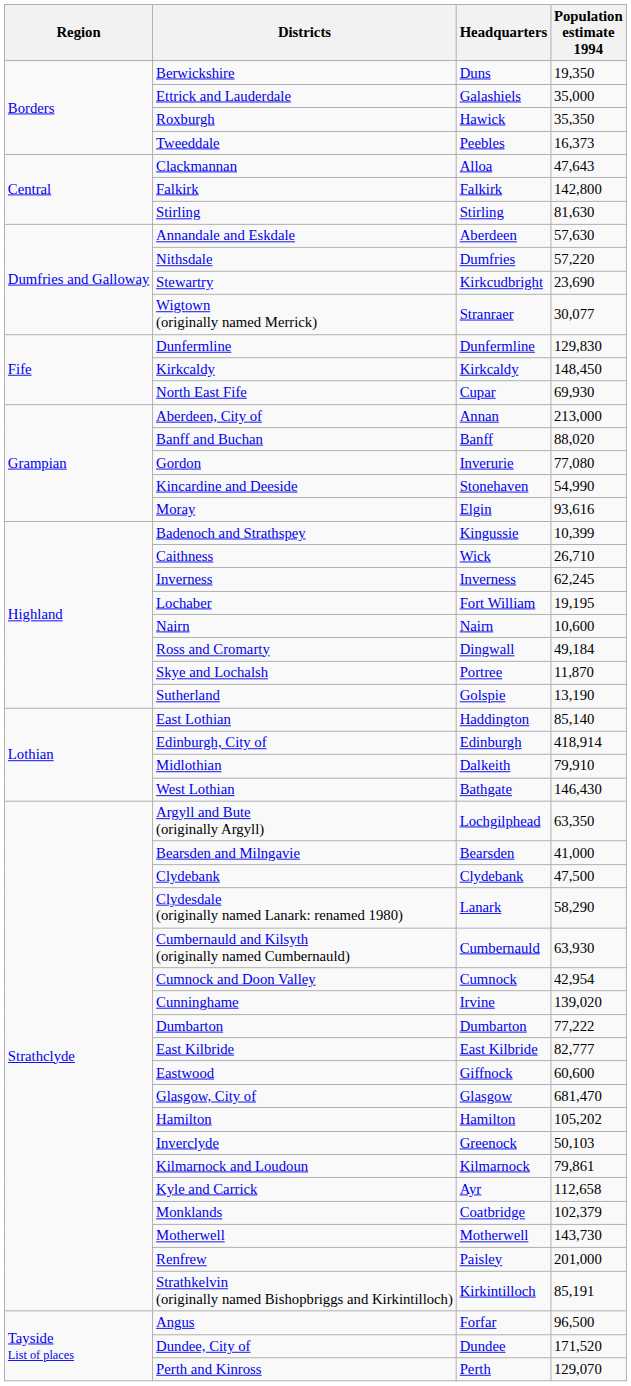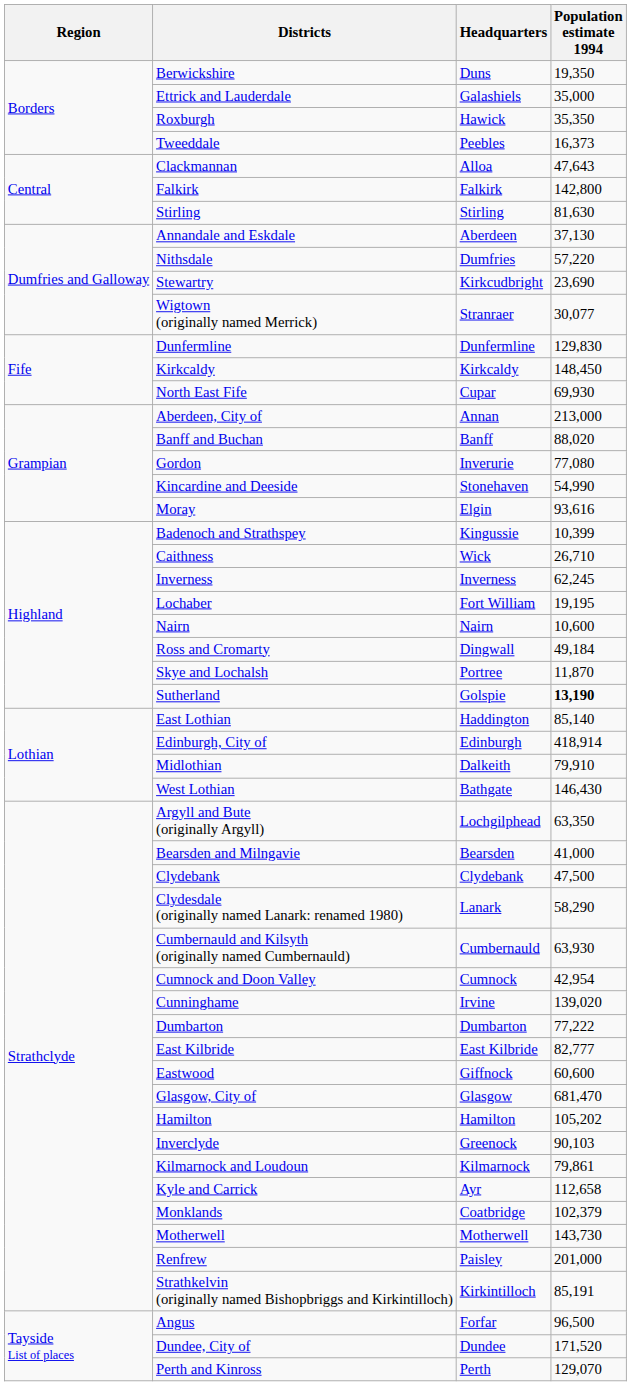(574, 236) 57,630 -> (574, 236) 37,130
(574, 696) normal -> (574, 696) bold
(574, 1142) 50,103 -> (574, 1142) 90,103
